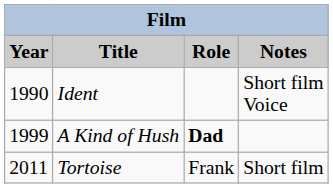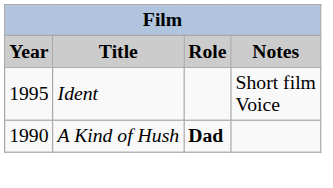(29, 93) 1990 -> (29, 93) 1995
(29, 135) 1999 -> (29, 135) 1990
- row: (89, 167)
